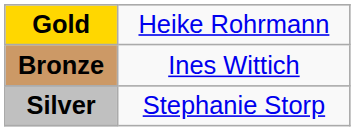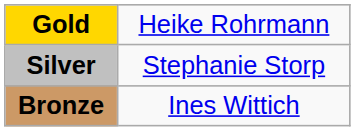rows swapped: (61, 105) <-> (61, 65)
